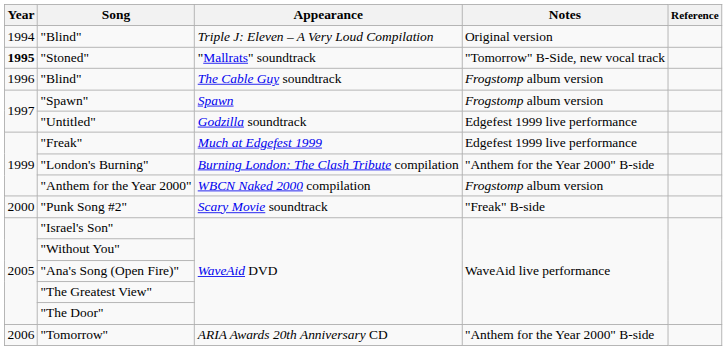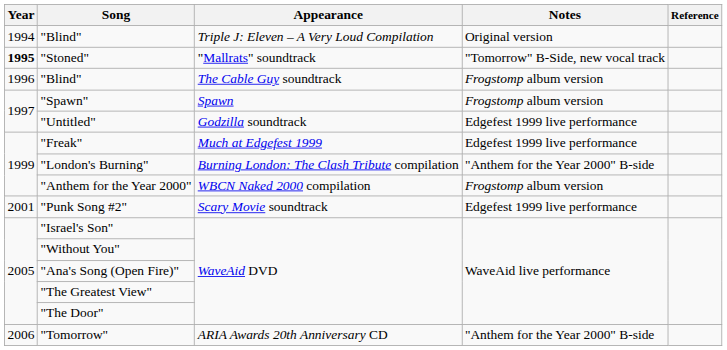(21, 206) 2000 -> (21, 206) 2001
(505, 206) "Freak" B-side -> (551, 206) Edgefest 1999 live performance
